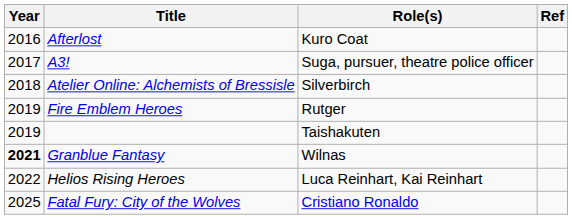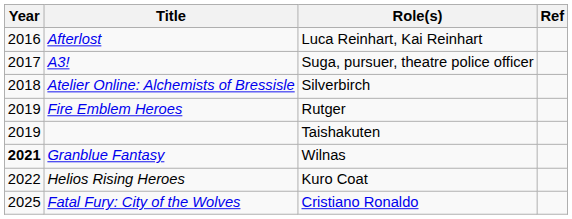(335, 39) Kuro Coat -> (392, 39) Luca Reinhart, Kai Reinhart
(392, 179) Luca Reinhart, Kai Reinhart -> (335, 179) Kuro Coat
